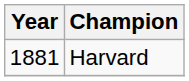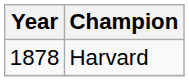(35, 57) 1881 -> (35, 57) 1878
